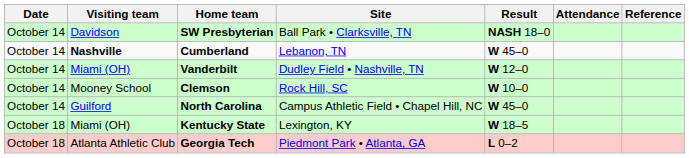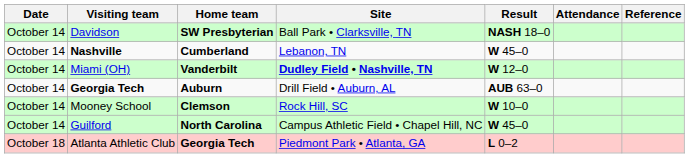(351, 69) normal -> (356, 69) bold
+ row: (201, 88)
- row: (223, 125)
